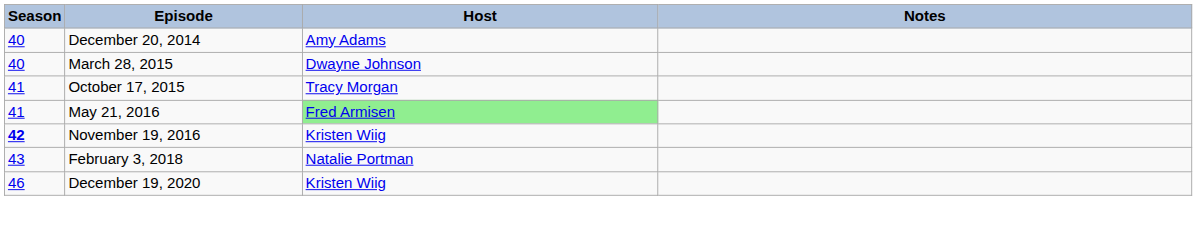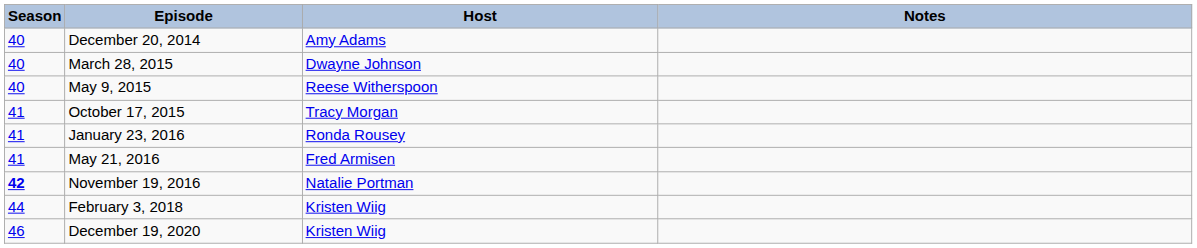+ row: (110, 87)
+ row: (126, 135)
(350, 111) lightgreen background -> (350, 159) no background
(346, 135) Kristen Wiig -> (360, 183) Natalie Portman
(16, 159) 43 -> (16, 207) 44
(360, 159) Natalie Portman -> (346, 207) Kristen Wiig
